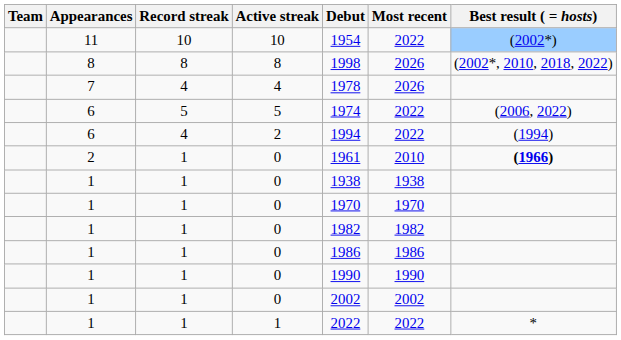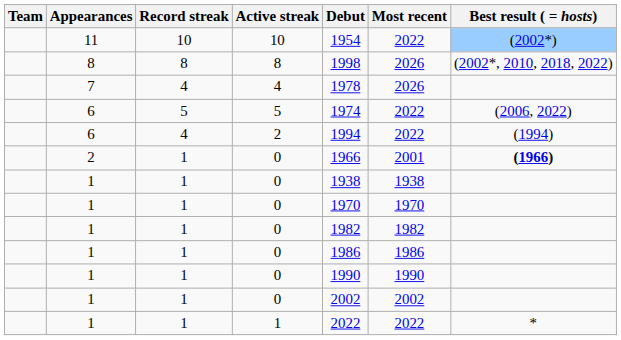(345, 157) 1961 -> (345, 157) 1966
(409, 157) 2010 -> (409, 157) 2001
